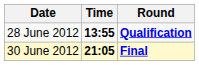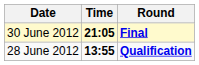rows swapped: (43, 32) <-> (43, 51)
